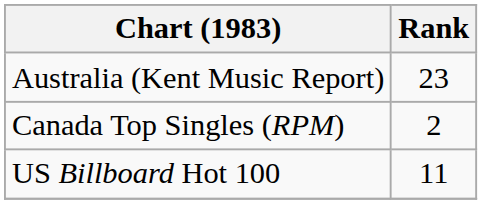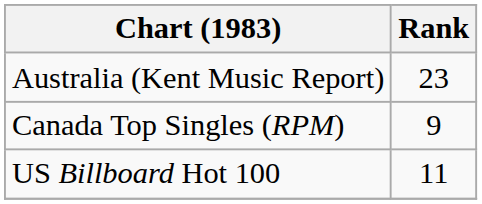(434, 125) 2 -> (434, 125) 9
